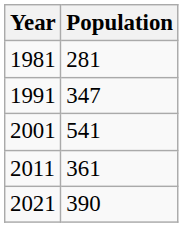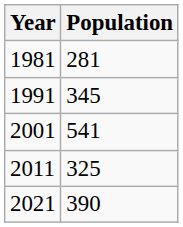(83, 95) 347 -> (83, 95) 345
(83, 167) 361 -> (83, 167) 325
